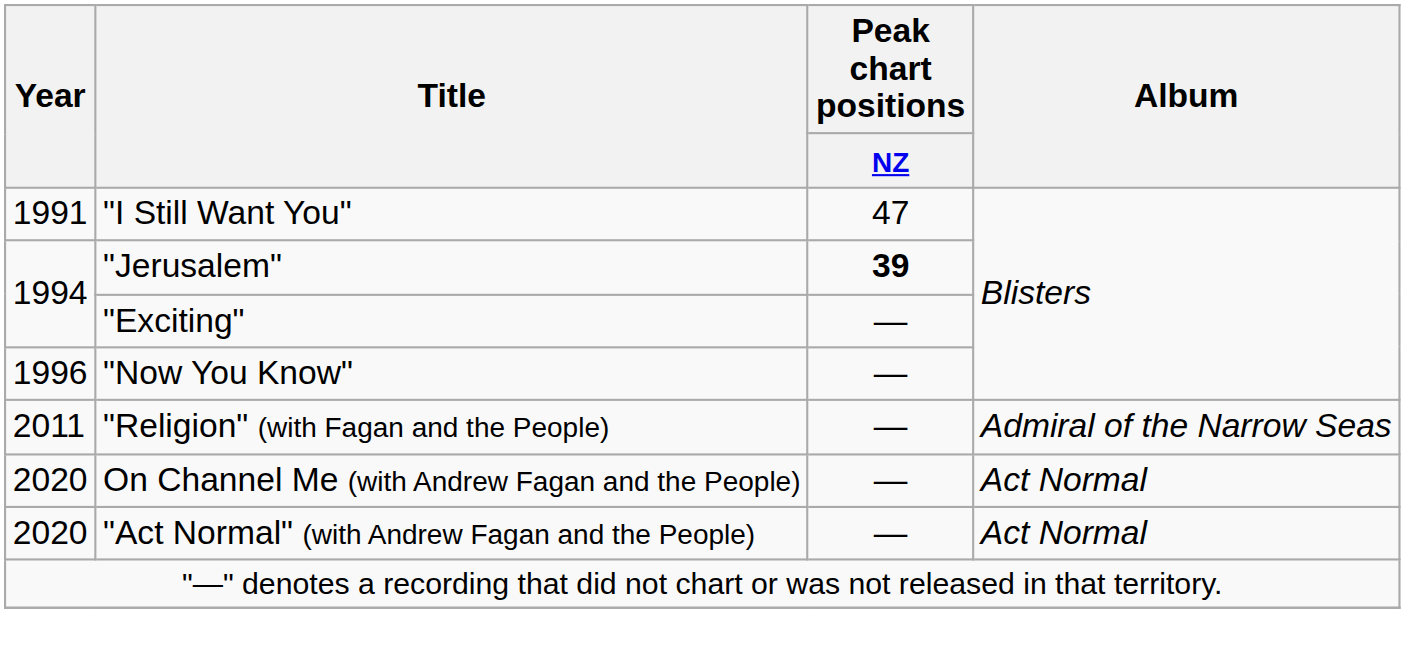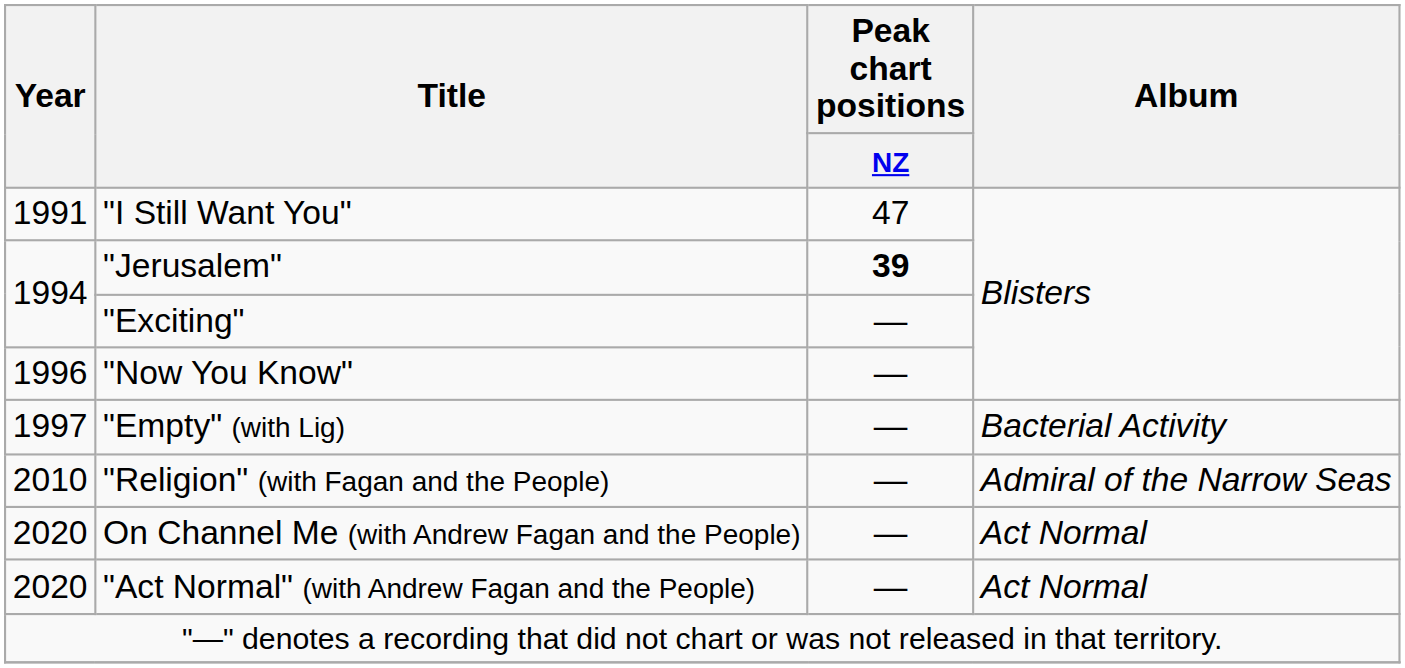+ row: (224, 426)
(49, 426) 2011 -> (50, 479) 2010
